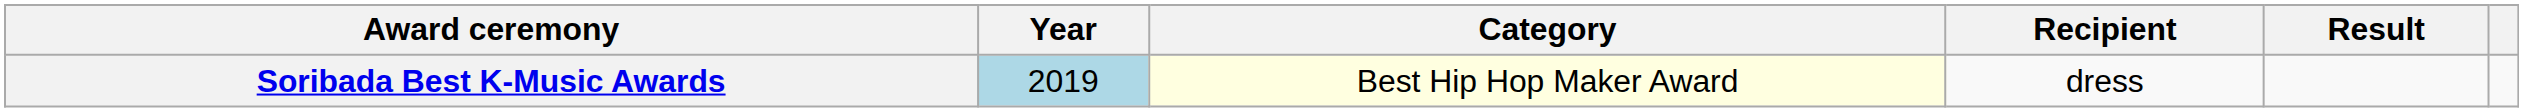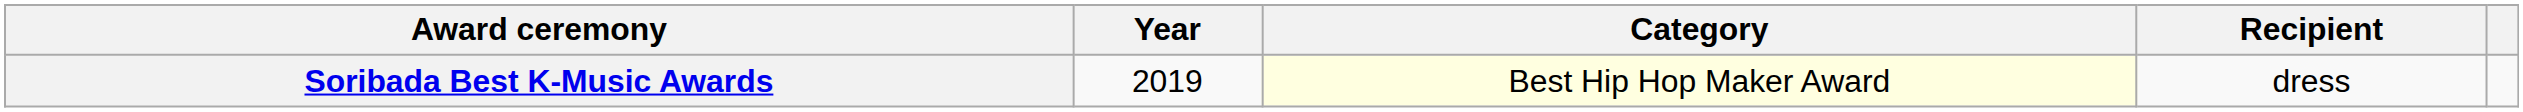- column: (2376, 29)
(1063, 80) lightblue background -> (1167, 80) no background
